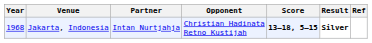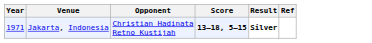- column: (146, 10)
(15, 27) 1968 -> (15, 27) 1971
